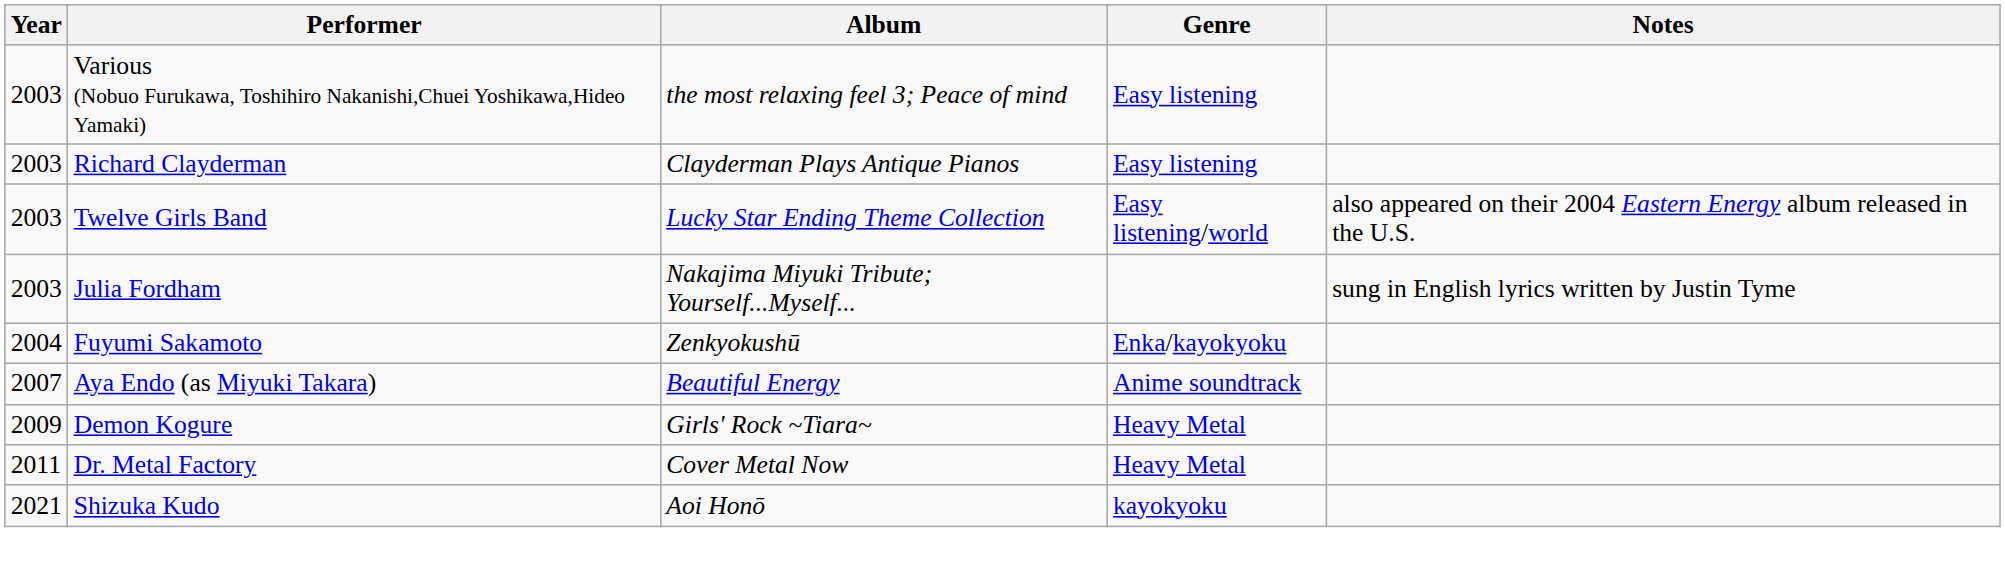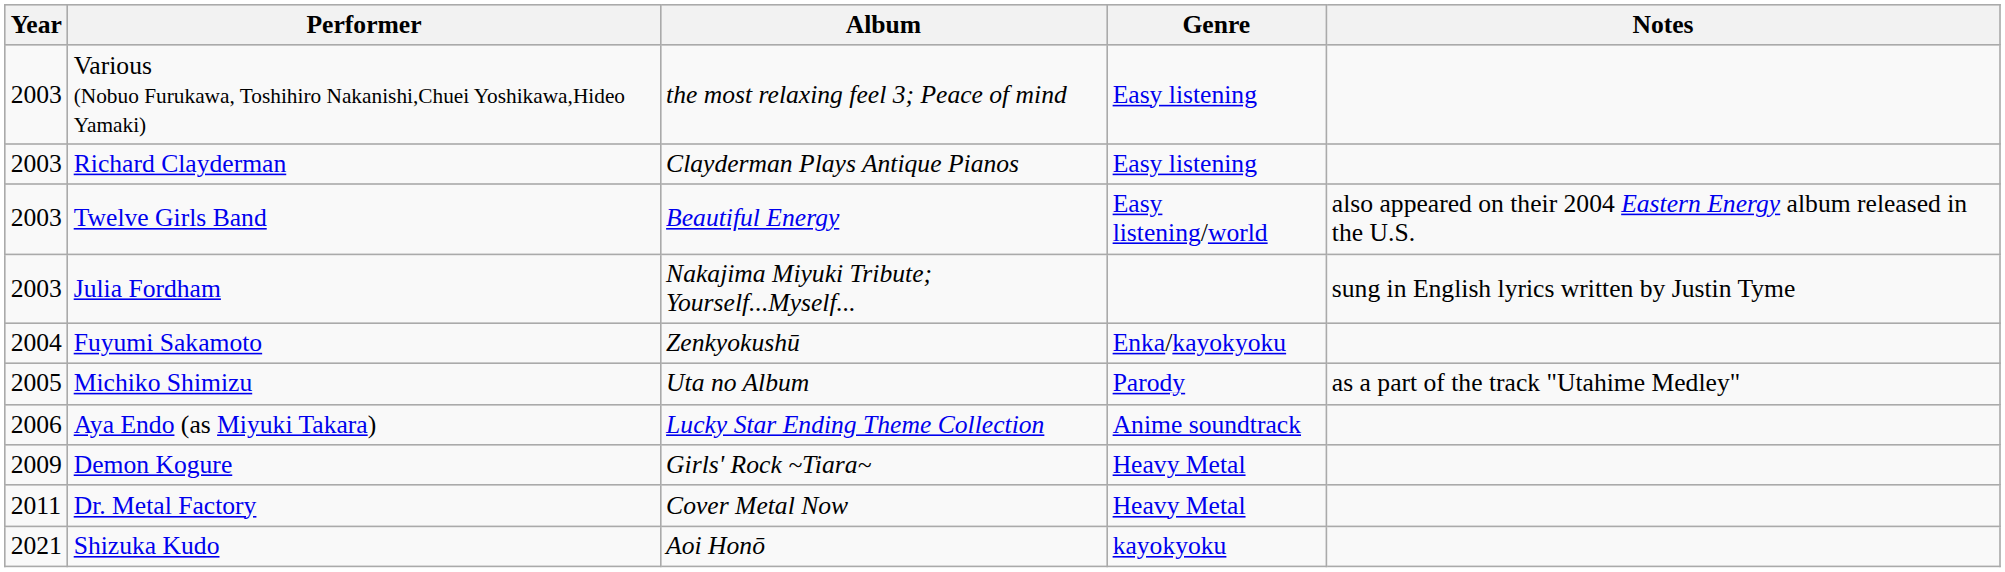(855, 218) Lucky Star Ending Theme Collection -> (753, 218) Beautiful Energy
+ row: (163, 383)
(36, 383) 2007 -> (36, 424) 2006
(753, 383) Beautiful Energy -> (855, 424) Lucky Star Ending Theme Collection
